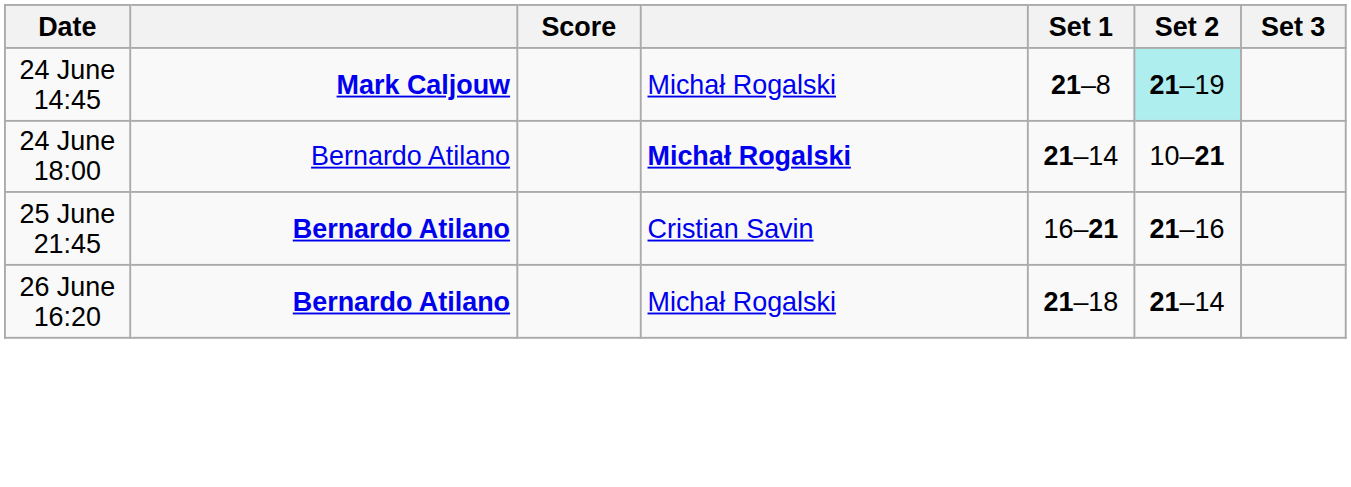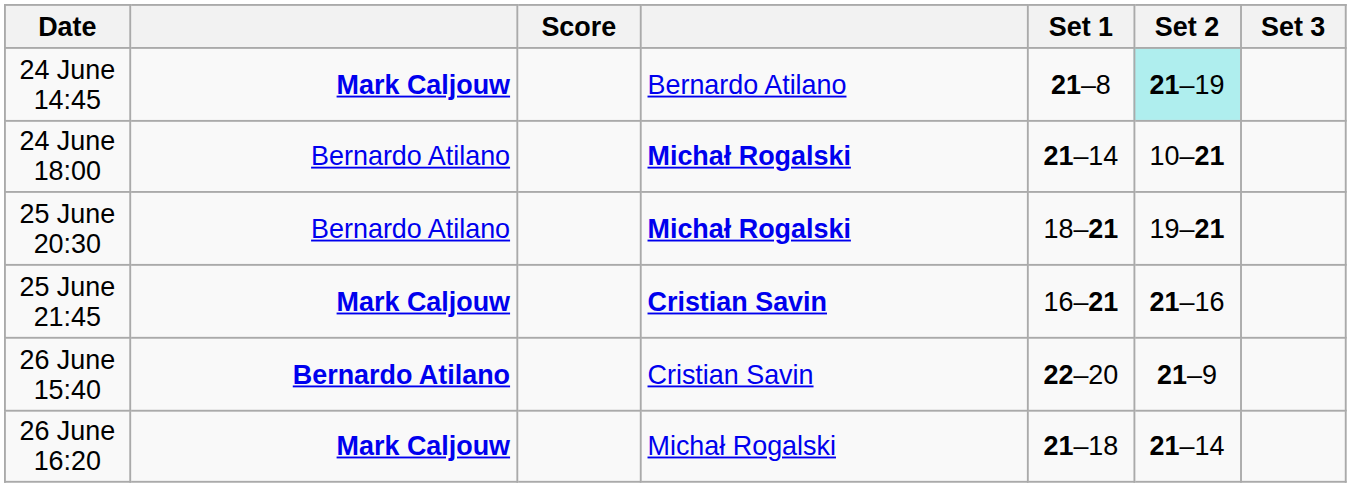(742, 84) Michał Rogalski -> (747, 84) Bernardo Atilano
+ row: (67, 229)
(401, 229) Bernardo Atilano -> (423, 301) Mark Caljouw
(731, 229) normal -> (737, 301) bold
+ row: (67, 374)
(401, 301) Bernardo Atilano -> (423, 446) Mark Caljouw
